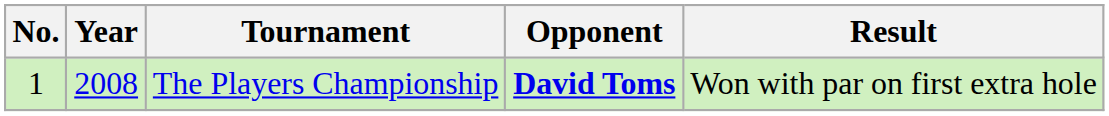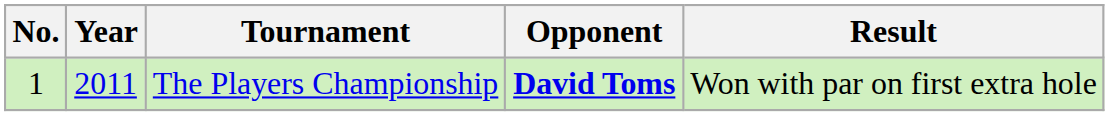(106, 83) 2008 -> (106, 83) 2011
